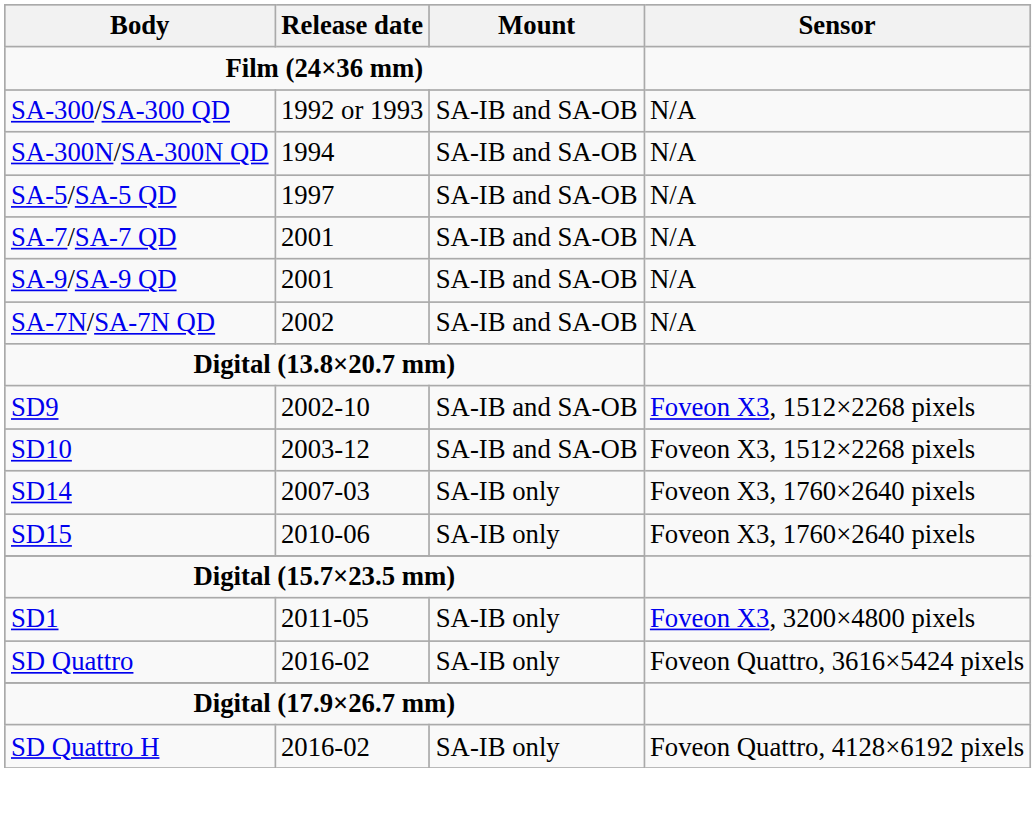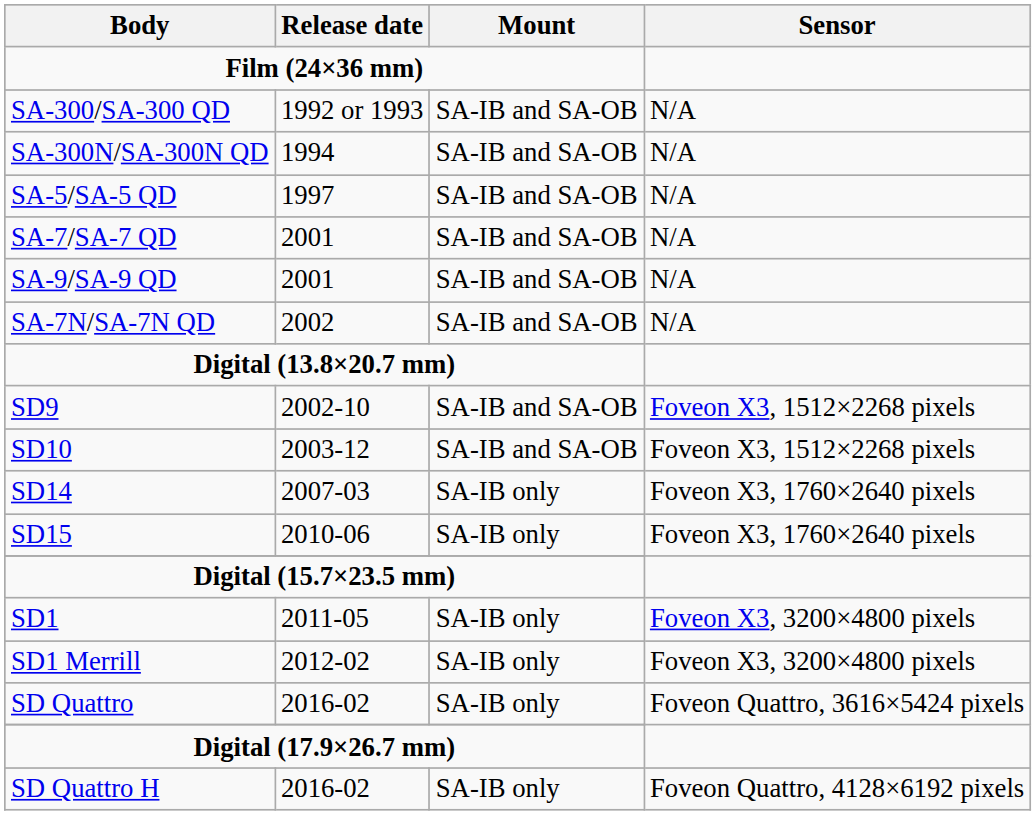+ row: (76, 661)
